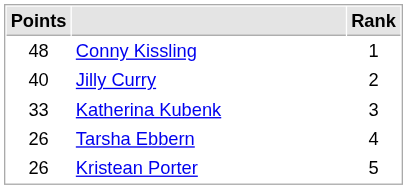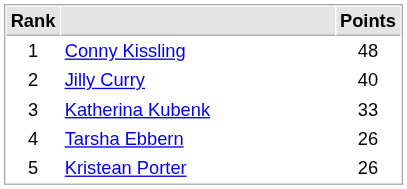columns swapped: (374, 21) <-> (39, 21)
